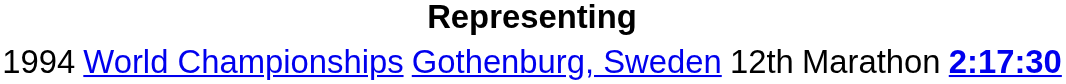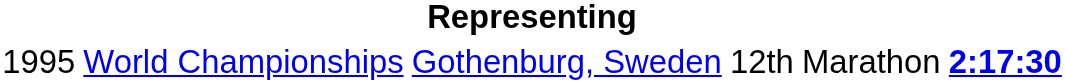(39, 62) 1994 -> (39, 62) 1995
